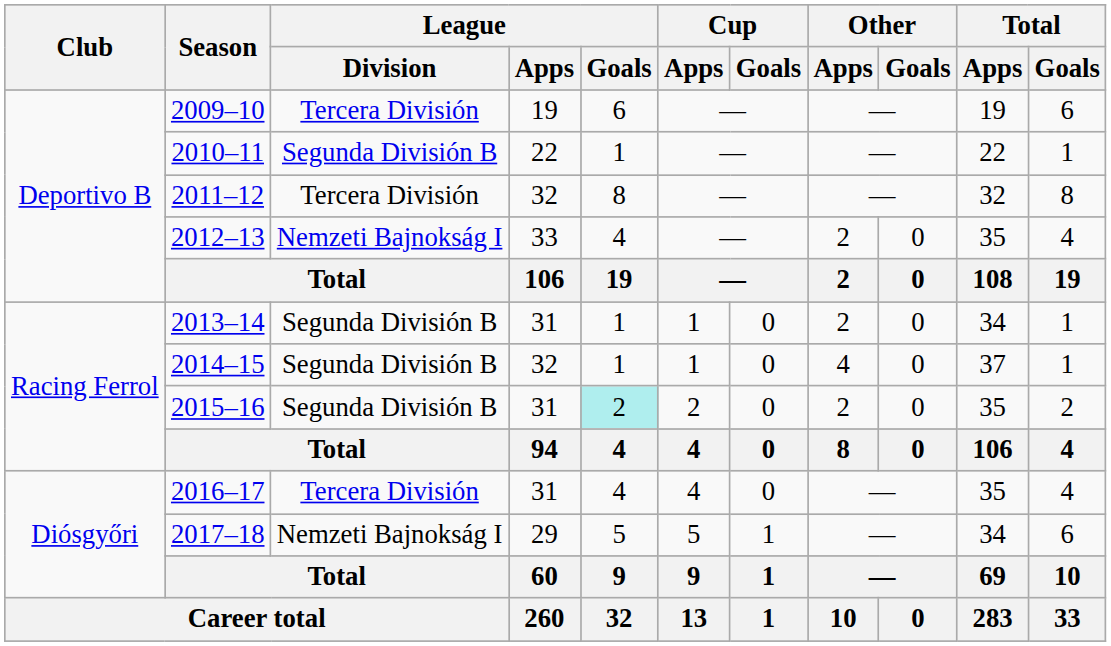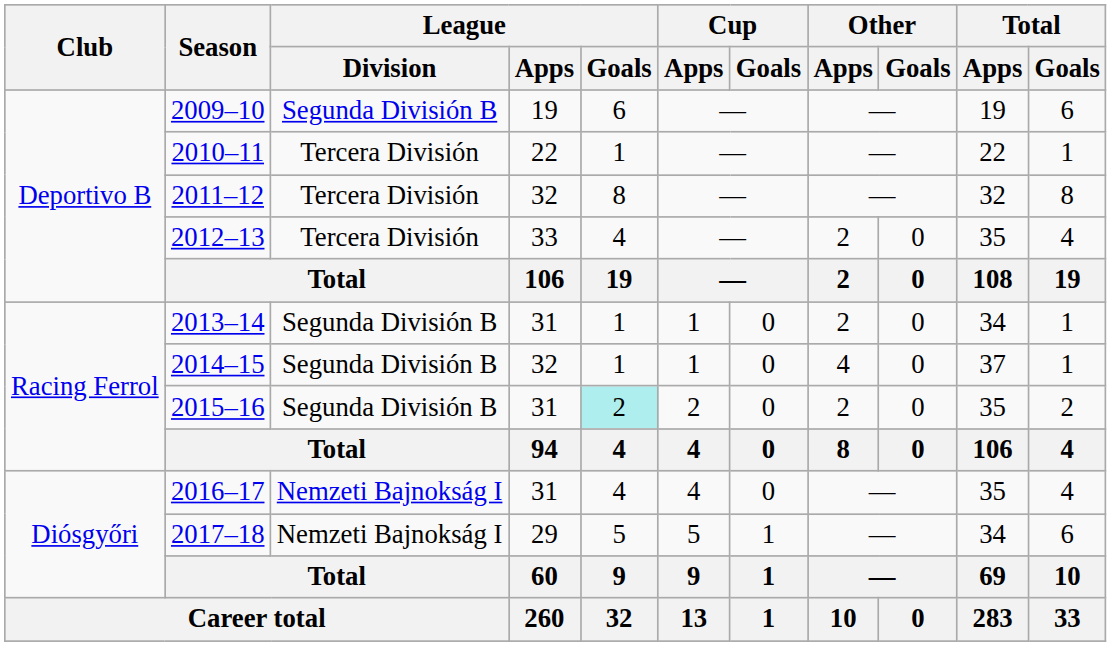(390, 110) Tercera División -> (390, 110) Segunda División B
(390, 152) Segunda División B -> (390, 152) Tercera División
(390, 237) Nemzeti Bajnokság I -> (390, 237) Tercera División
(390, 491) Tercera División -> (390, 491) Nemzeti Bajnokság I
